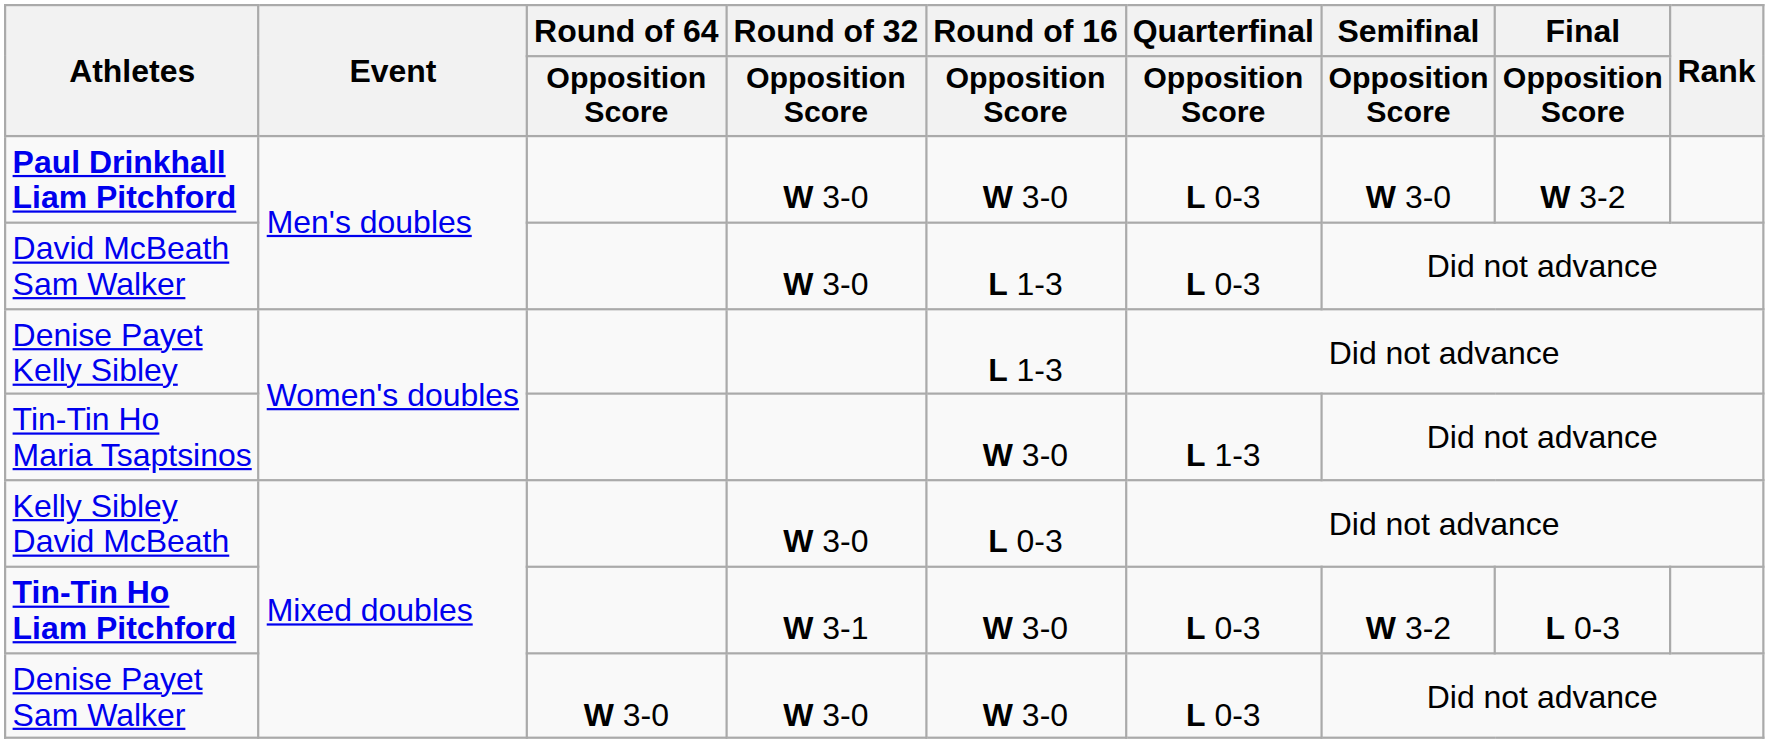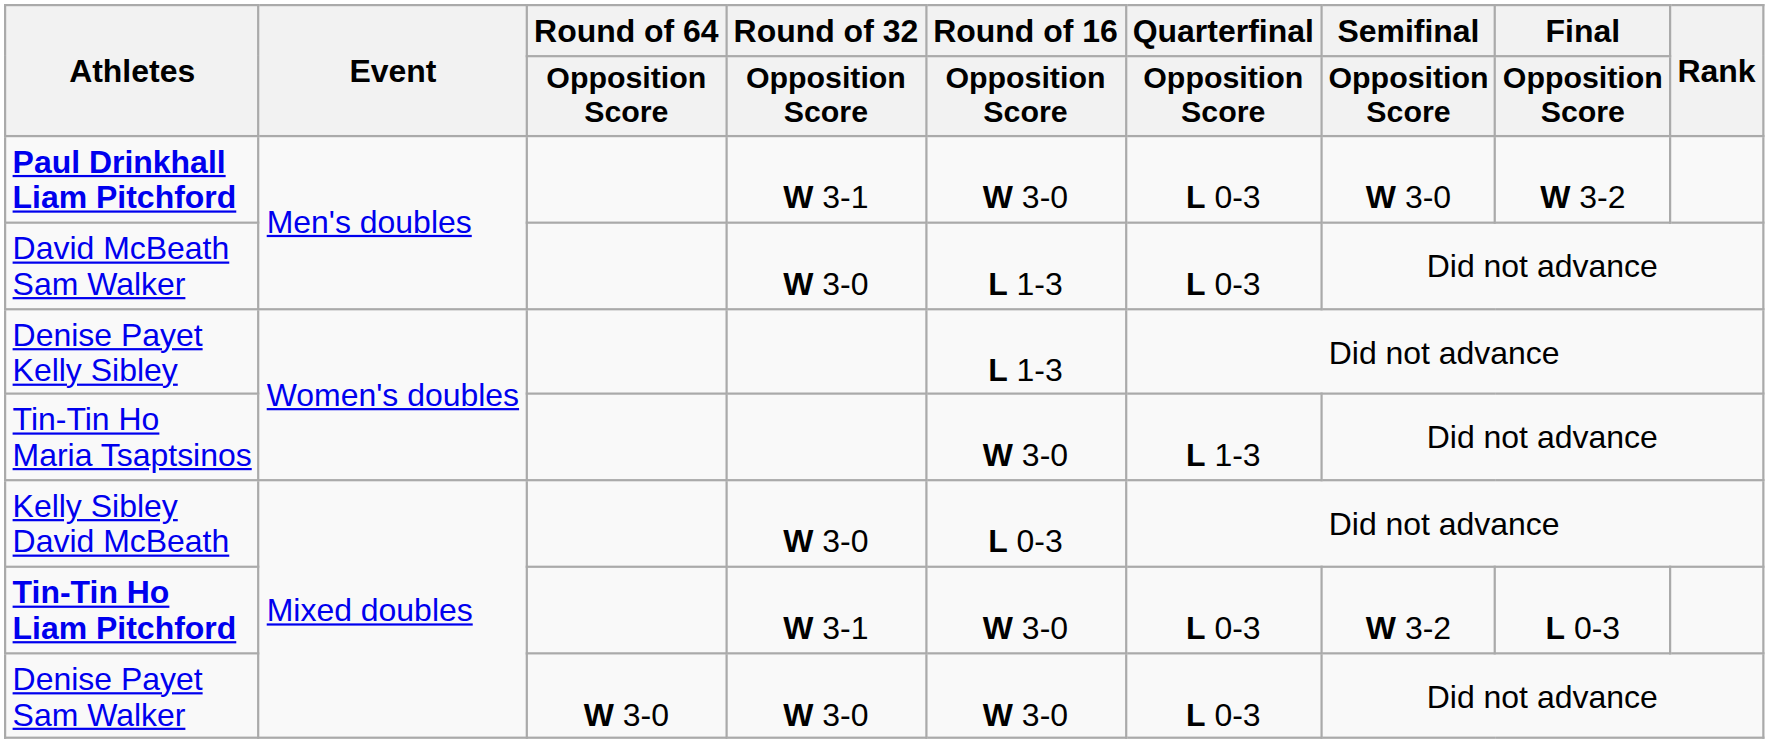(826, 198) W 3-0 -> (826, 198) W 3-1
